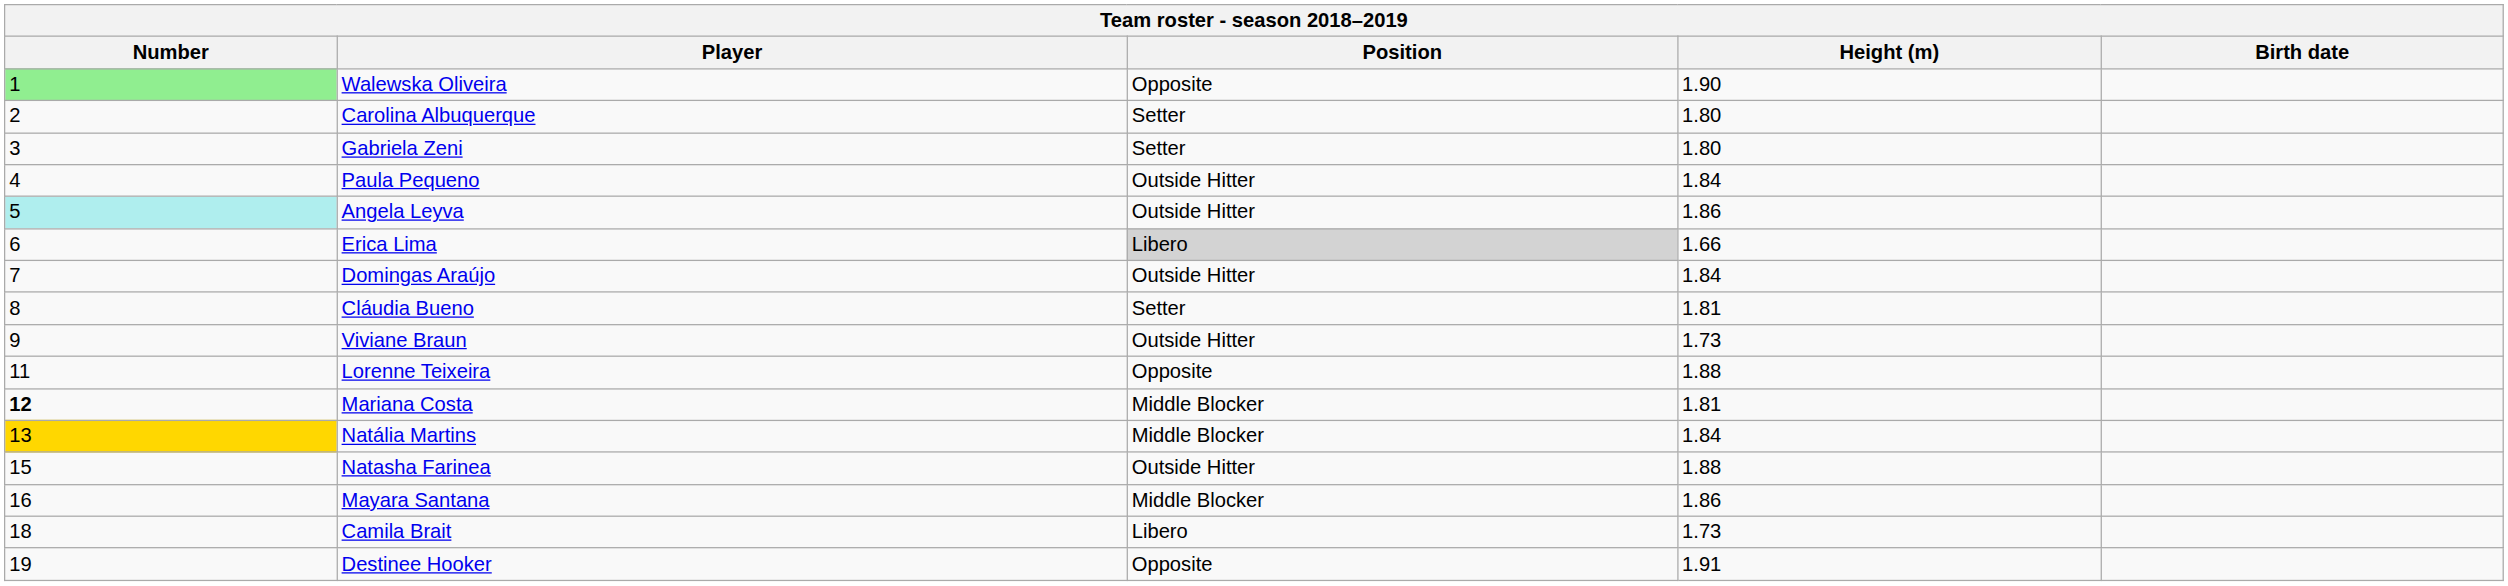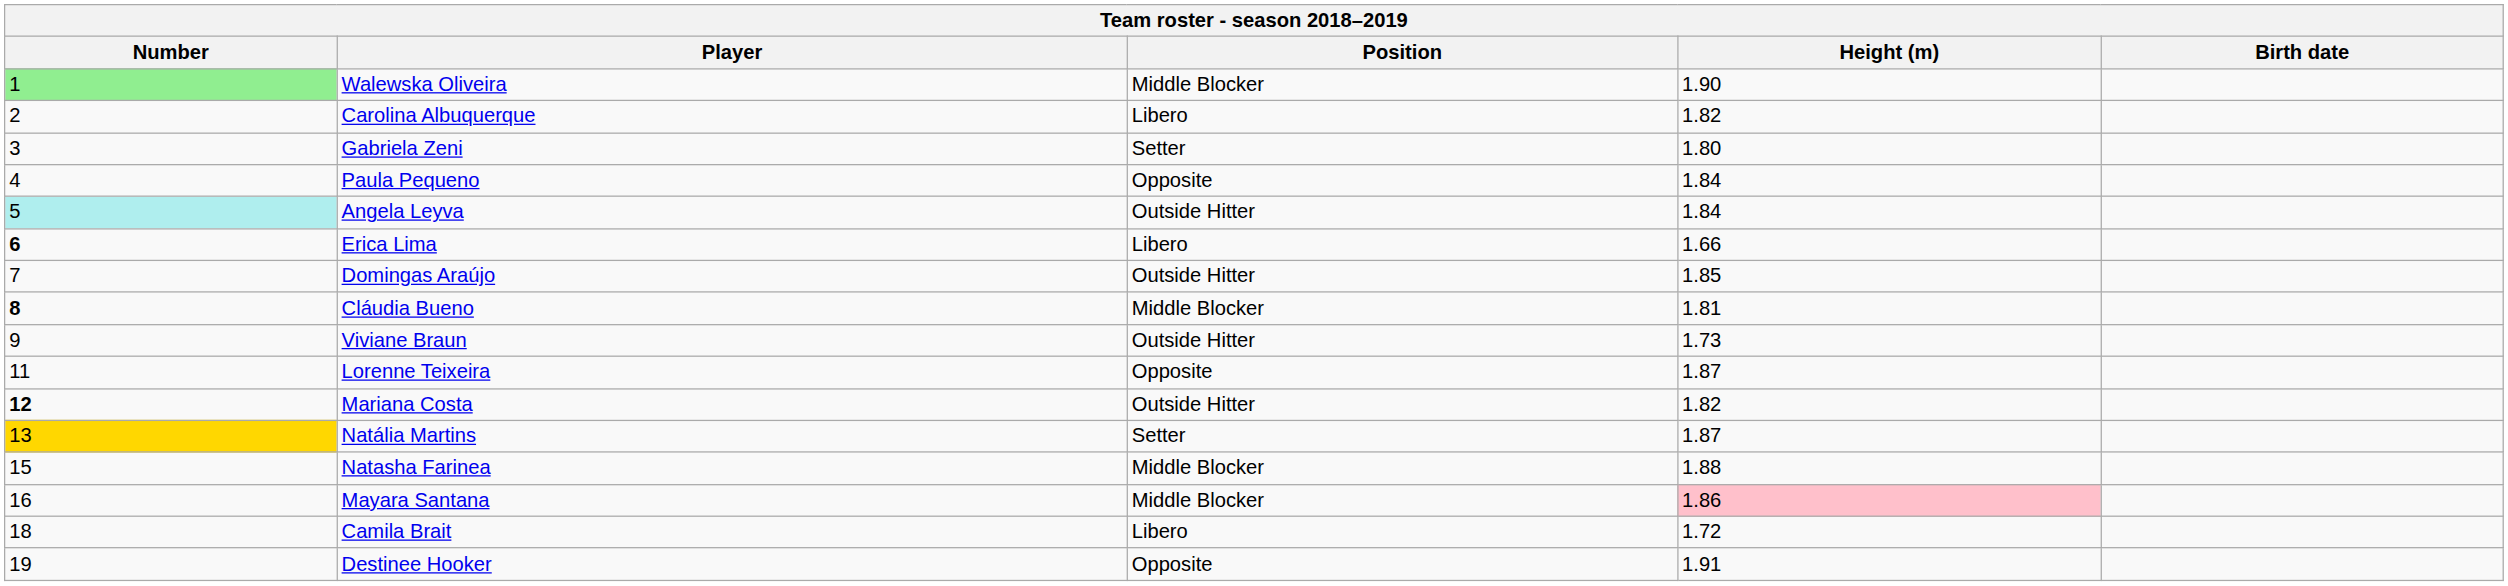(1172, 84) Opposite -> (1198, 84) Middle Blocker
(1159, 116) Setter -> (1160, 116) Libero
(1702, 116) 1.80 -> (1702, 116) 1.82
(1193, 180) Outside Hitter -> (1172, 180) Opposite
(1702, 212) 1.86 -> (1702, 212) 1.84
(15, 244) normal -> (15, 244) bold
(1160, 244) lightgrey background -> (1160, 244) no background
(1702, 276) 1.84 -> (1702, 276) 1.85
(15, 308) normal -> (15, 308) bold
(1159, 308) Setter -> (1198, 308) Middle Blocker
(1702, 372) 1.88 -> (1702, 372) 1.87
(1198, 404) Middle Blocker -> (1193, 404) Outside Hitter
(1702, 404) 1.81 -> (1702, 404) 1.82
(1198, 436) Middle Blocker -> (1159, 436) Setter
(1702, 436) 1.84 -> (1702, 436) 1.87
(1193, 468) Outside Hitter -> (1198, 468) Middle Blocker
(1702, 500) no background -> (1702, 500) pink background
(1702, 532) 1.73 -> (1702, 532) 1.72
